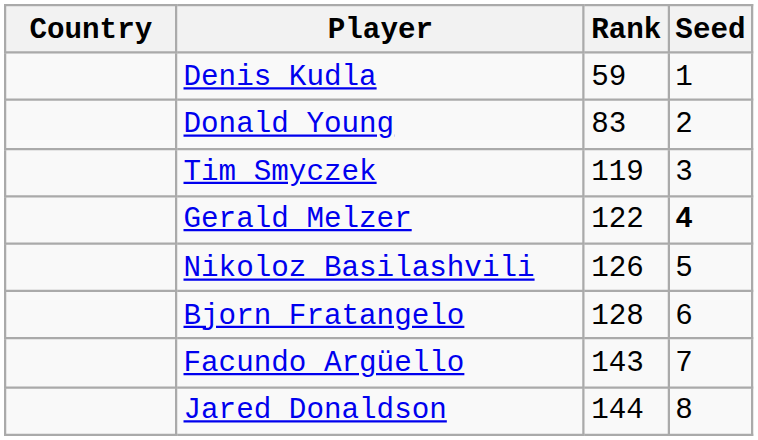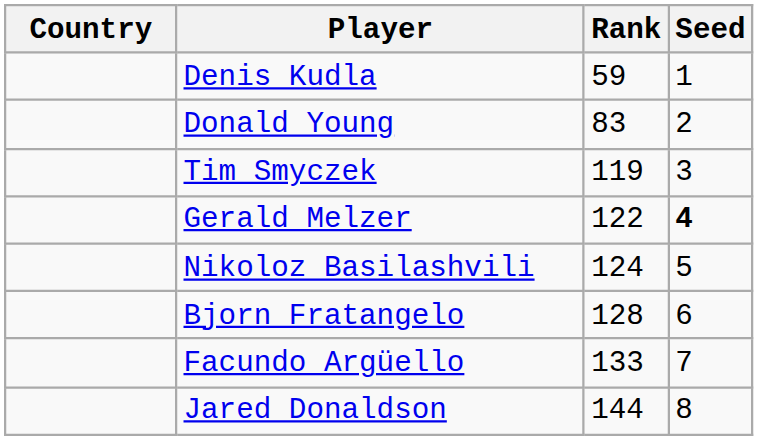(618, 267) 126 -> (618, 267) 124
(618, 363) 143 -> (618, 363) 133
